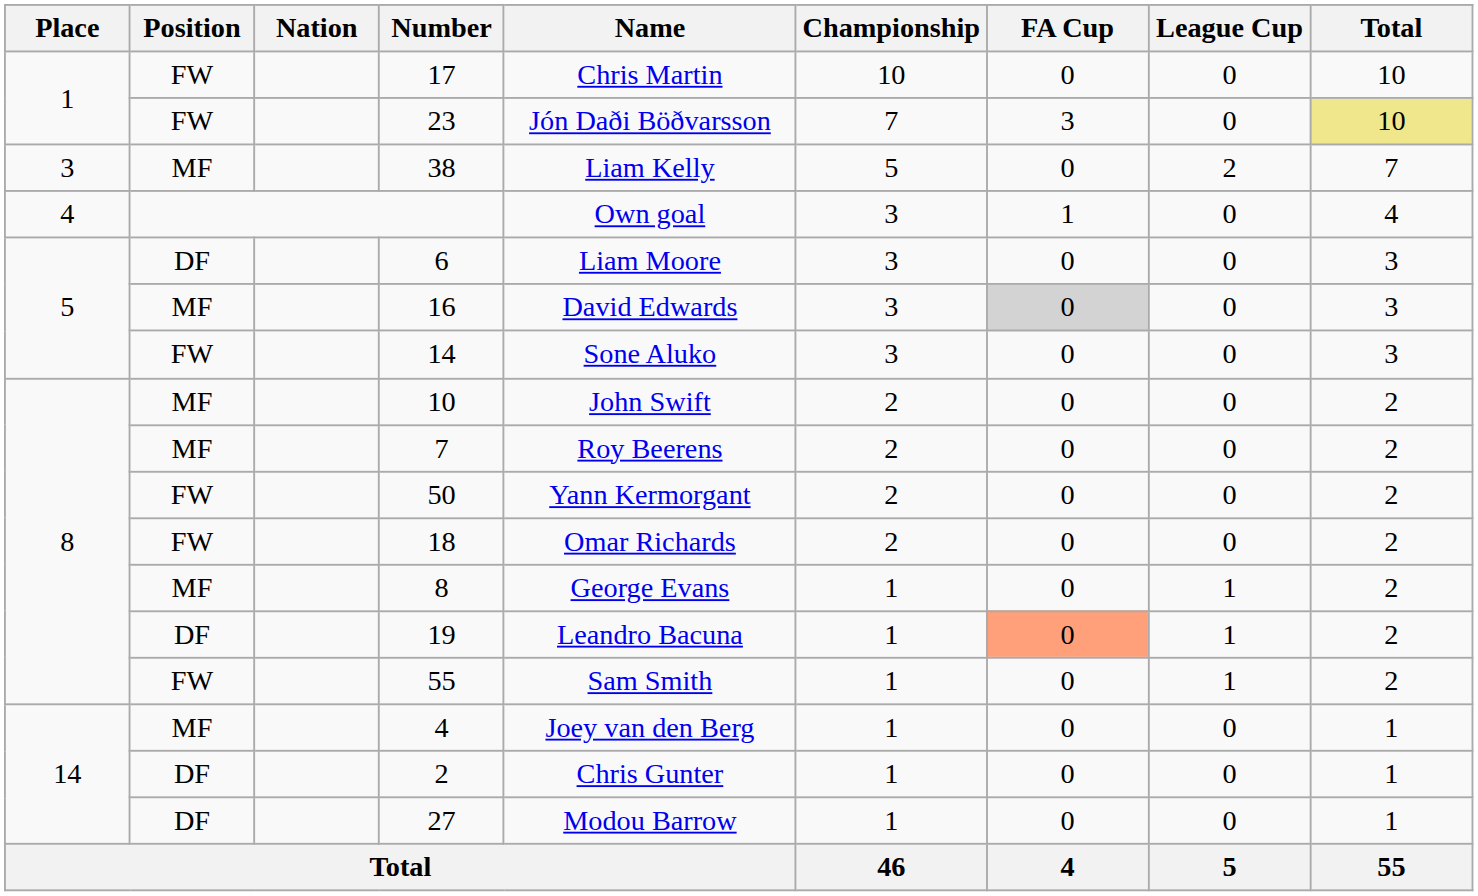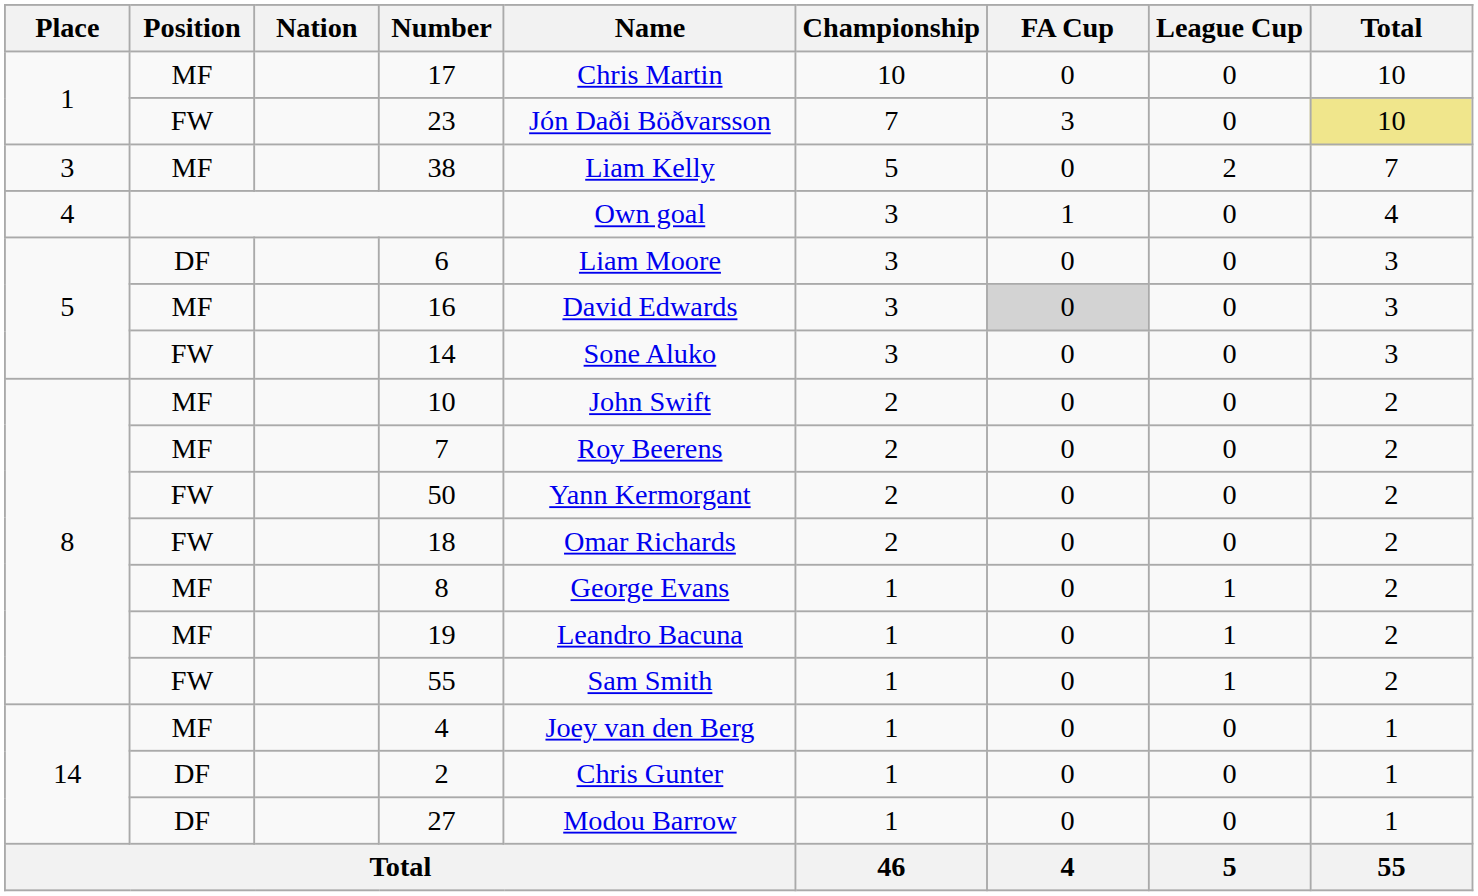(192, 74) FW -> (192, 74) MF
(192, 634) DF -> (192, 634) MF
(1068, 634) lightsalmon background -> (1068, 634) no background
